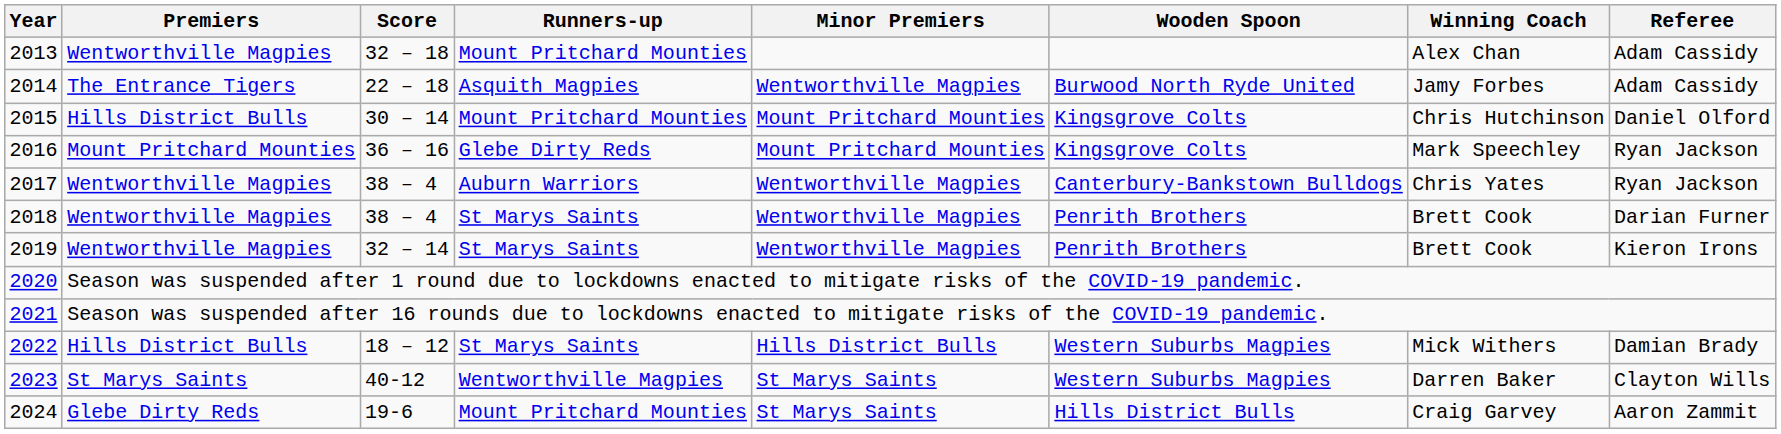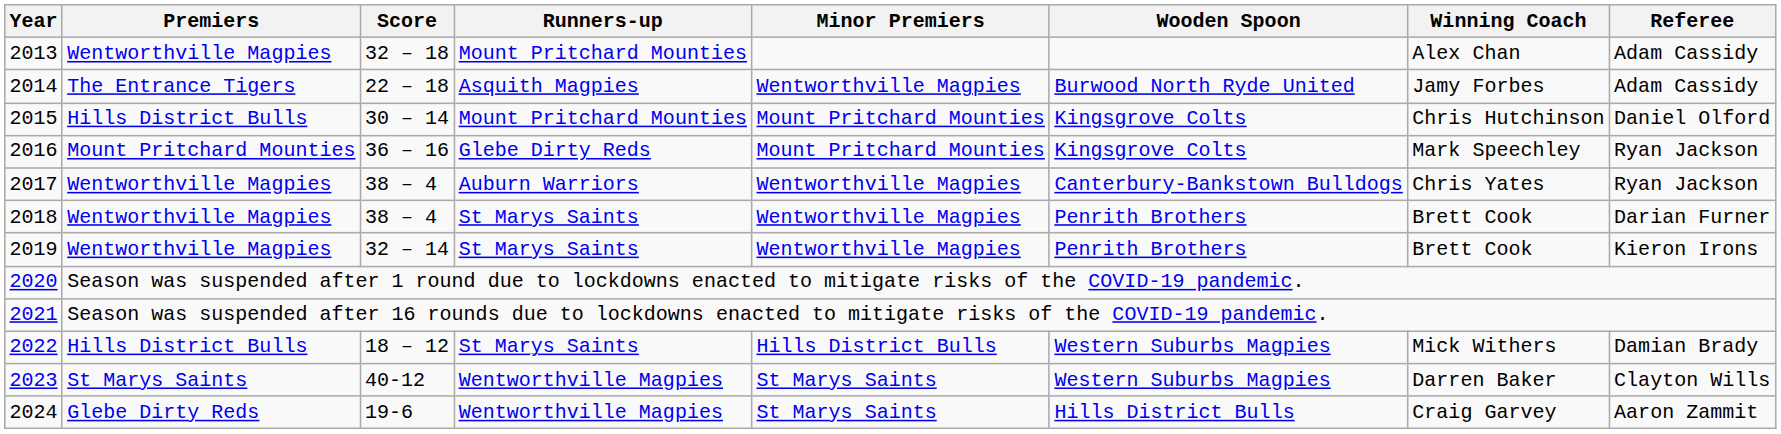(603, 413) Mount Pritchard Mounties -> (591, 413) Wentworthville Magpies
